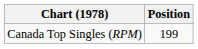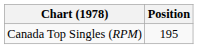(169, 33) 199 -> (169, 33) 195
